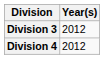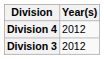rows swapped: (32, 29) <-> (32, 46)
